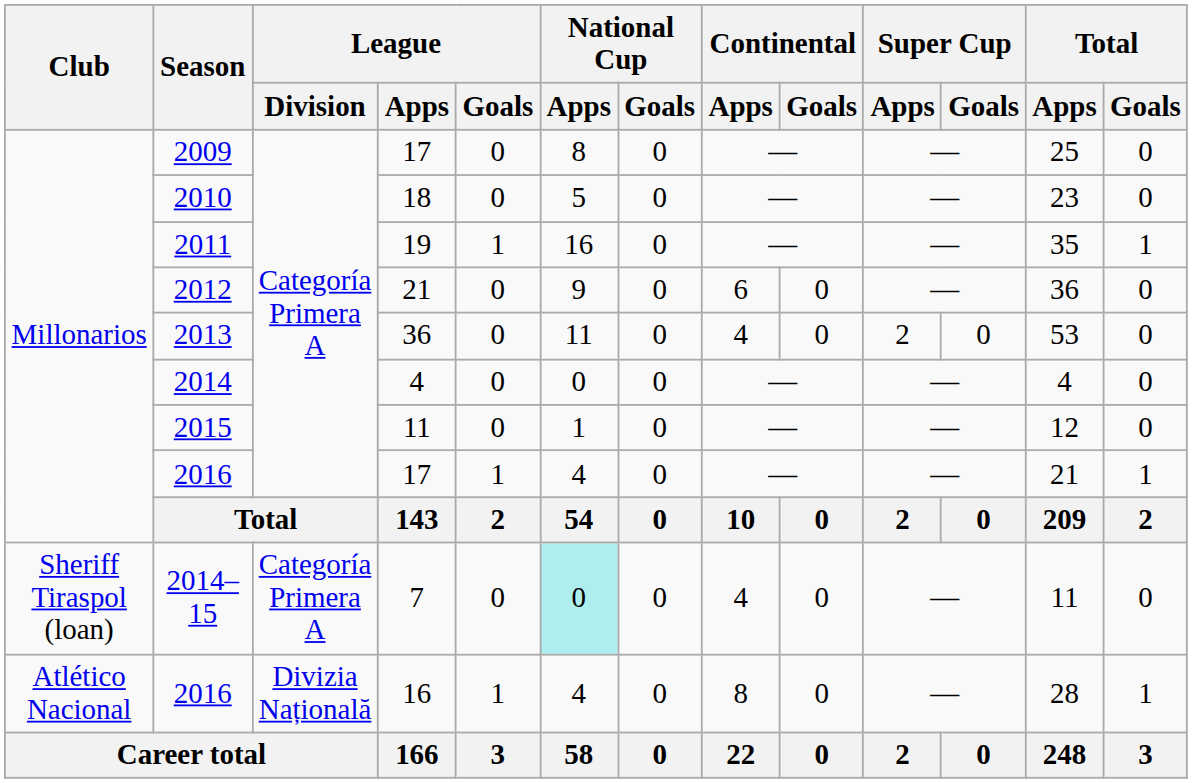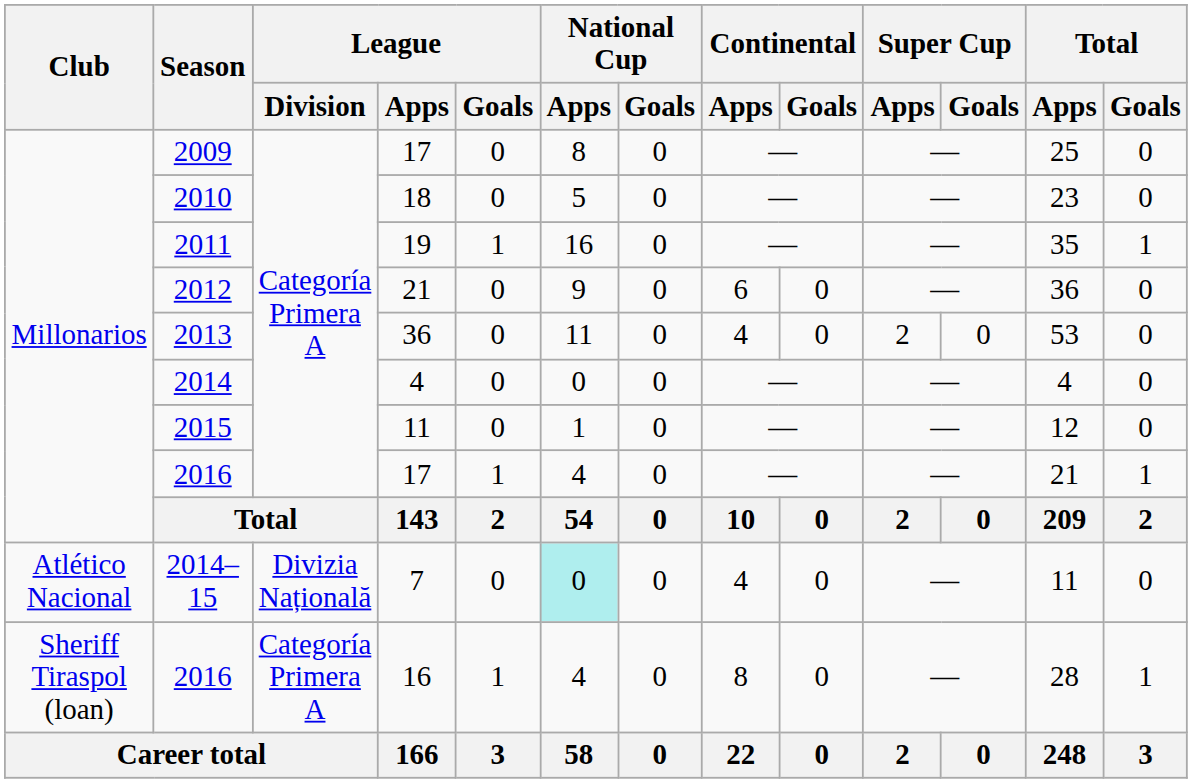(79, 597) Sheriff Tiraspol (loan) -> (79, 581) Atlético Nacional
(315, 597) Categoría Primera A -> (315, 581) Divizia Națională
(79, 692) Atlético Nacional -> (79, 676) Sheriff Tiraspol (loan)
(315, 692) Divizia Națională -> (315, 676) Categoría Primera A
